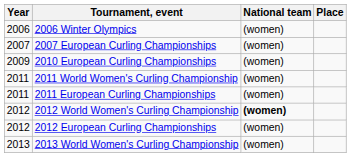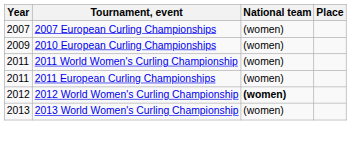- row: (86, 29)
- row: (125, 128)
